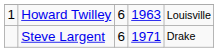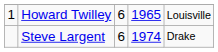(146, 15) 1963 -> (146, 15) 1965
(146, 36) 1971 -> (146, 36) 1974
